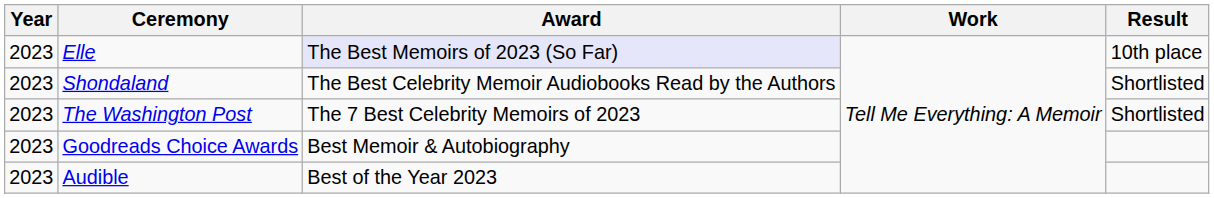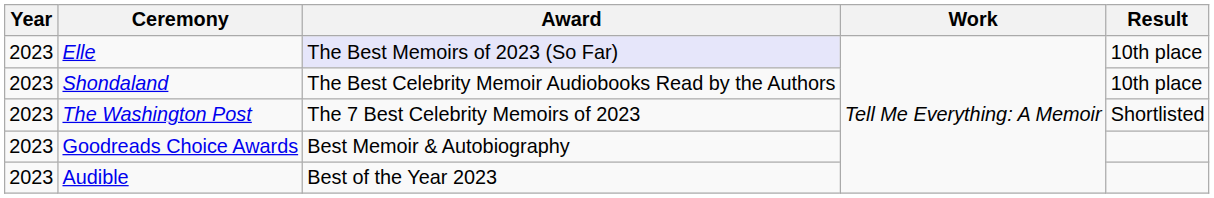(1158, 83) Shortlisted -> (1157, 83) 10th place
